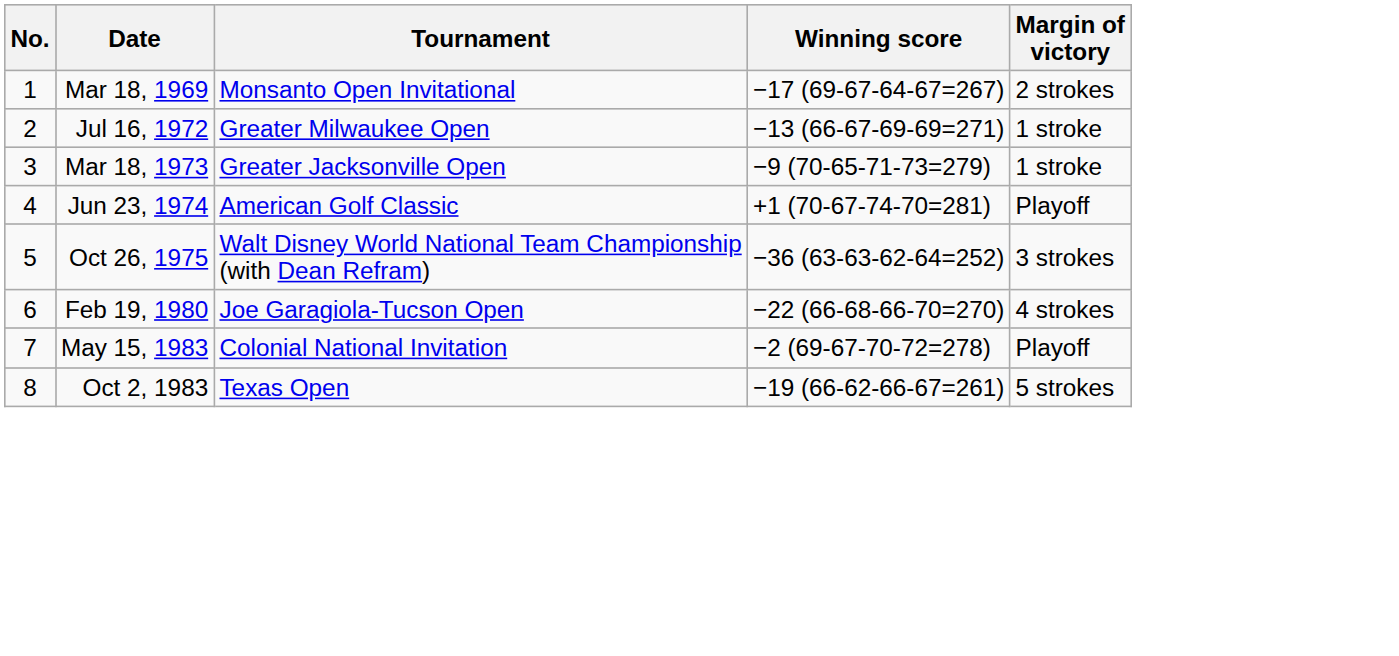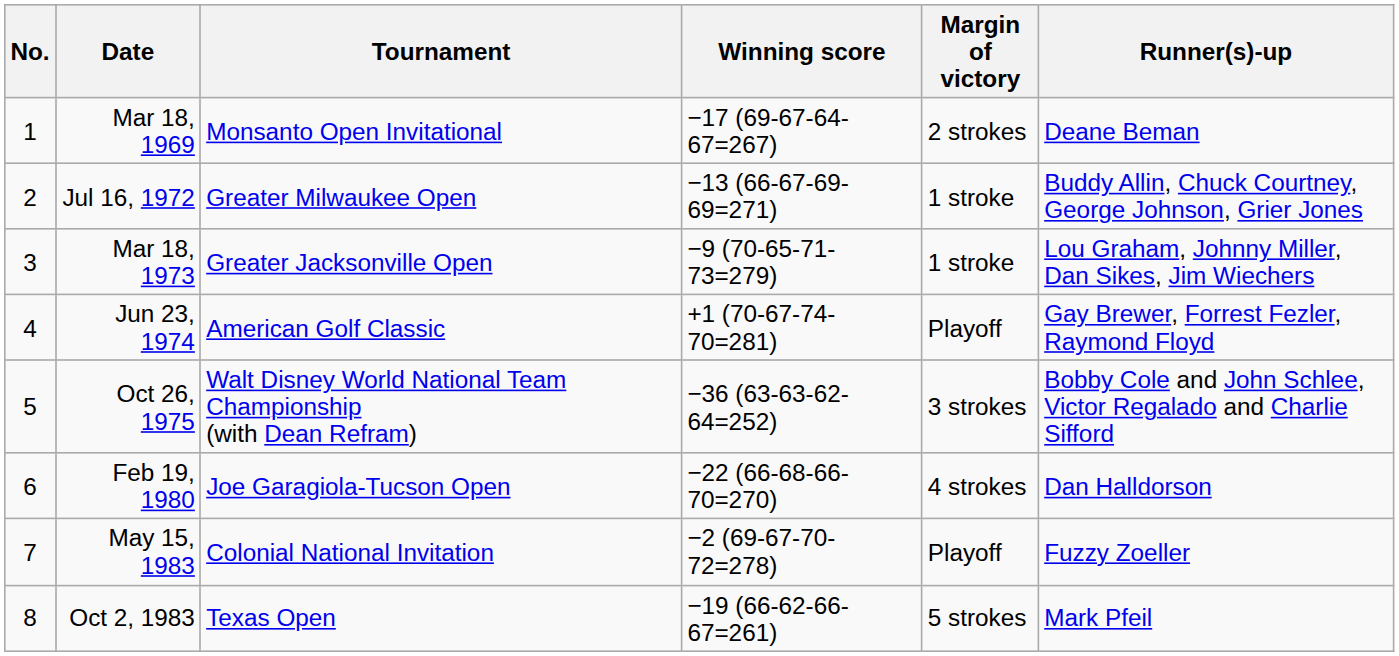+ column: (1216, 51)
